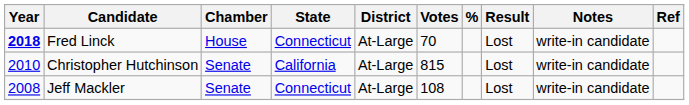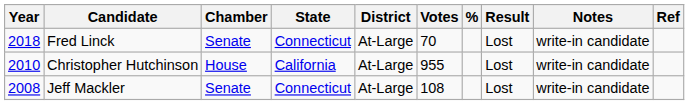(24, 40) bold -> (24, 40) normal
(226, 40) House -> (228, 40) Senate
(228, 64) Senate -> (226, 64) House
(432, 64) 815 -> (432, 64) 955
